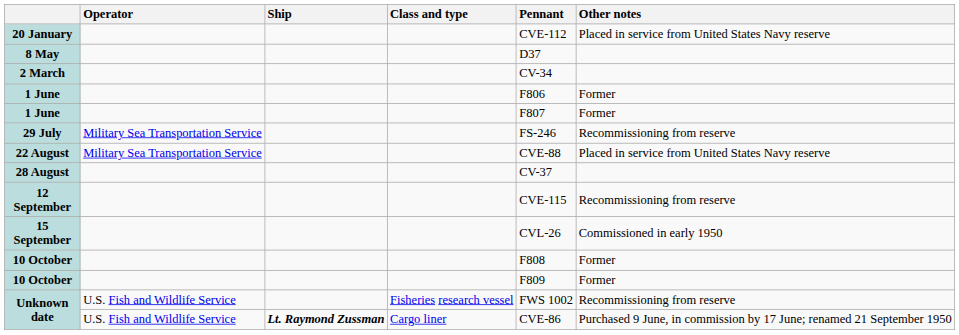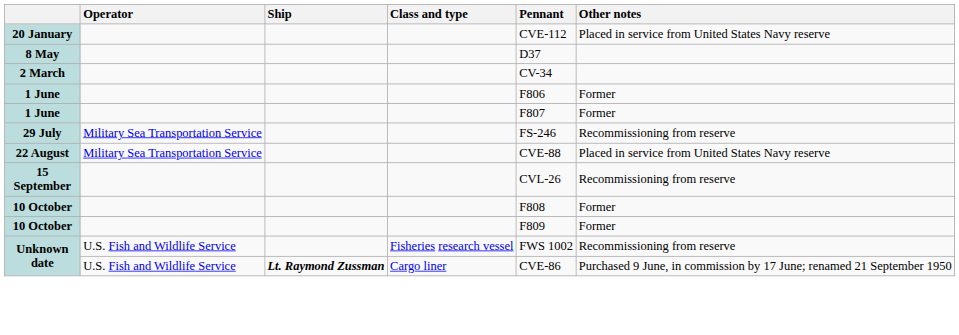- row: (42, 172)
- row: (42, 199)
(651, 233) Commissioned in early 1950 -> (657, 179) Recommissioning from reserve
